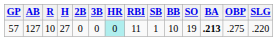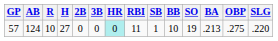(33, 28) 127 -> (33, 28) 124
(212, 28) bold -> (212, 28) normal
